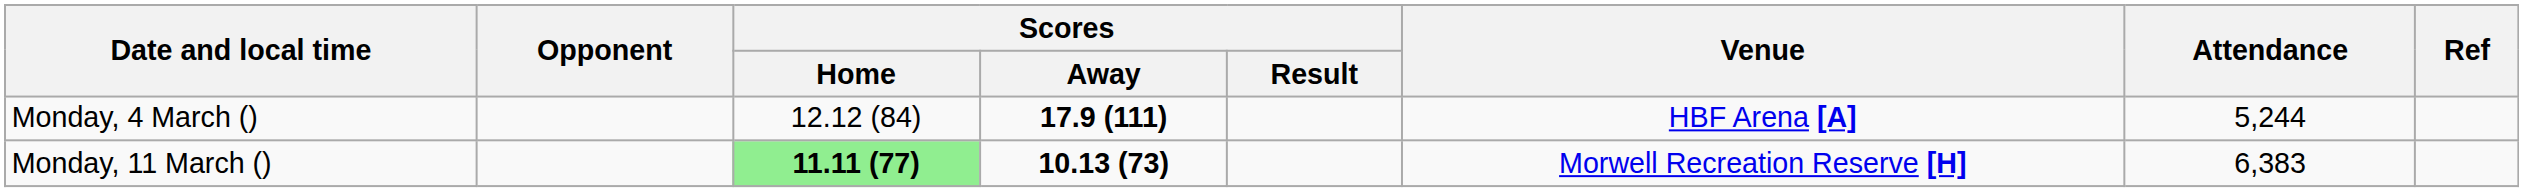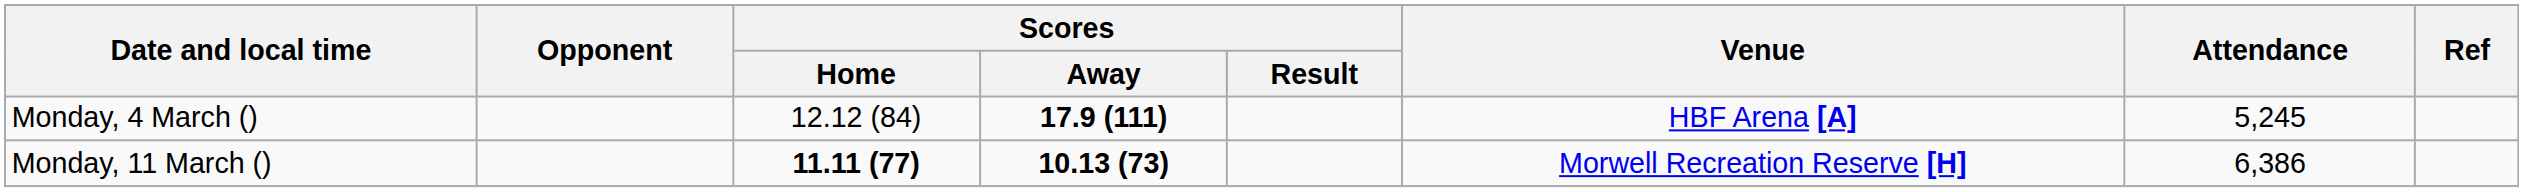(2270, 119) 5,244 -> (2270, 119) 5,245
(856, 164) lightgreen background -> (856, 164) no background
(2270, 164) 6,383 -> (2270, 164) 6,386
